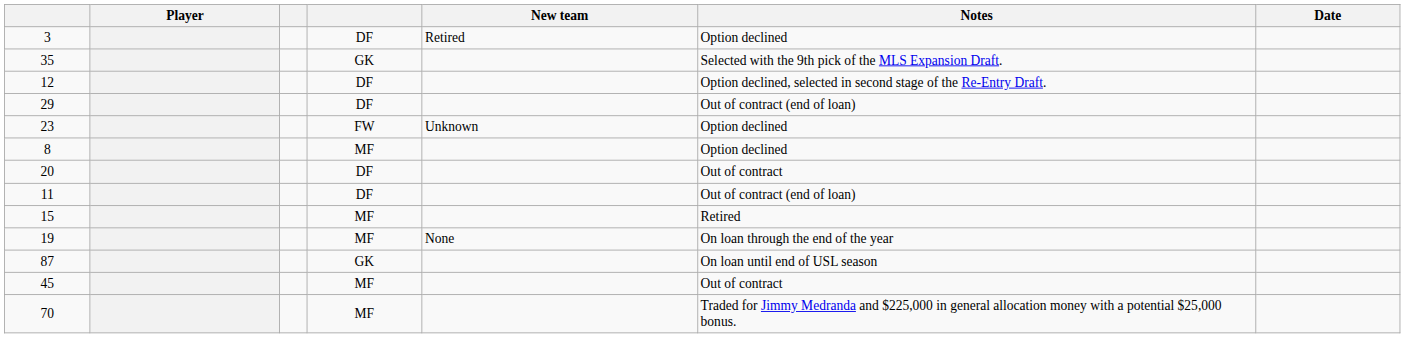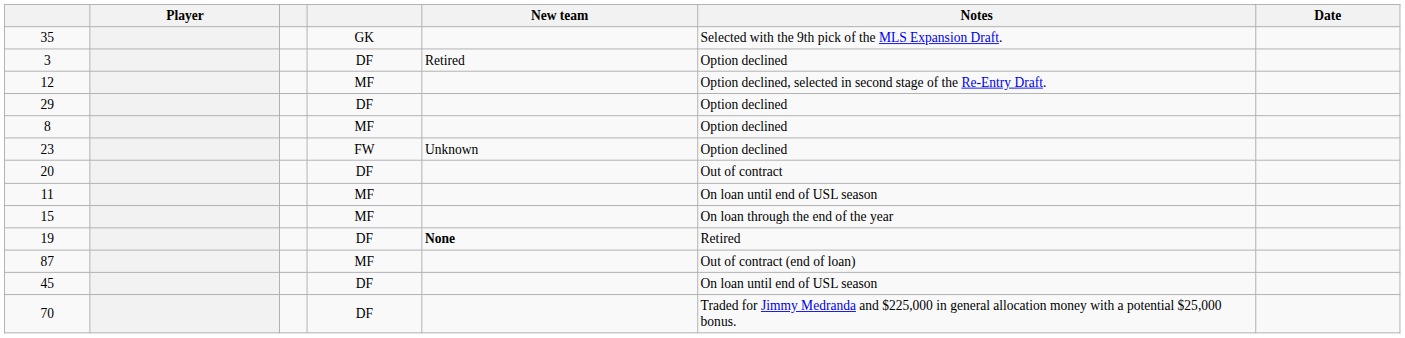rows swapped: (47, 60) <-> (47, 38)
(364, 82) DF -> (364, 82) MF
(778, 105) Out of contract (end of loan) -> (744, 105) Option declined
rows swapped: (47, 149) <-> (47, 127)
(364, 194) DF -> (364, 194) MF
(778, 194) Out of contract (end of loan) -> (789, 194) On loan until end of USL season
(720, 216) Retired -> (797, 216) On loan through the end of the year
(364, 238) MF -> (364, 238) DF
(440, 238) normal -> (440, 238) bold
(797, 238) On loan through the end of the year -> (720, 238) Retired
(364, 261) GK -> (364, 261) MF
(789, 261) On loan until end of USL season -> (778, 261) Out of contract (end of loan)
(364, 283) MF -> (364, 283) DF
(742, 283) Out of contract -> (789, 283) On loan until end of USL season
(364, 313) MF -> (364, 313) DF
